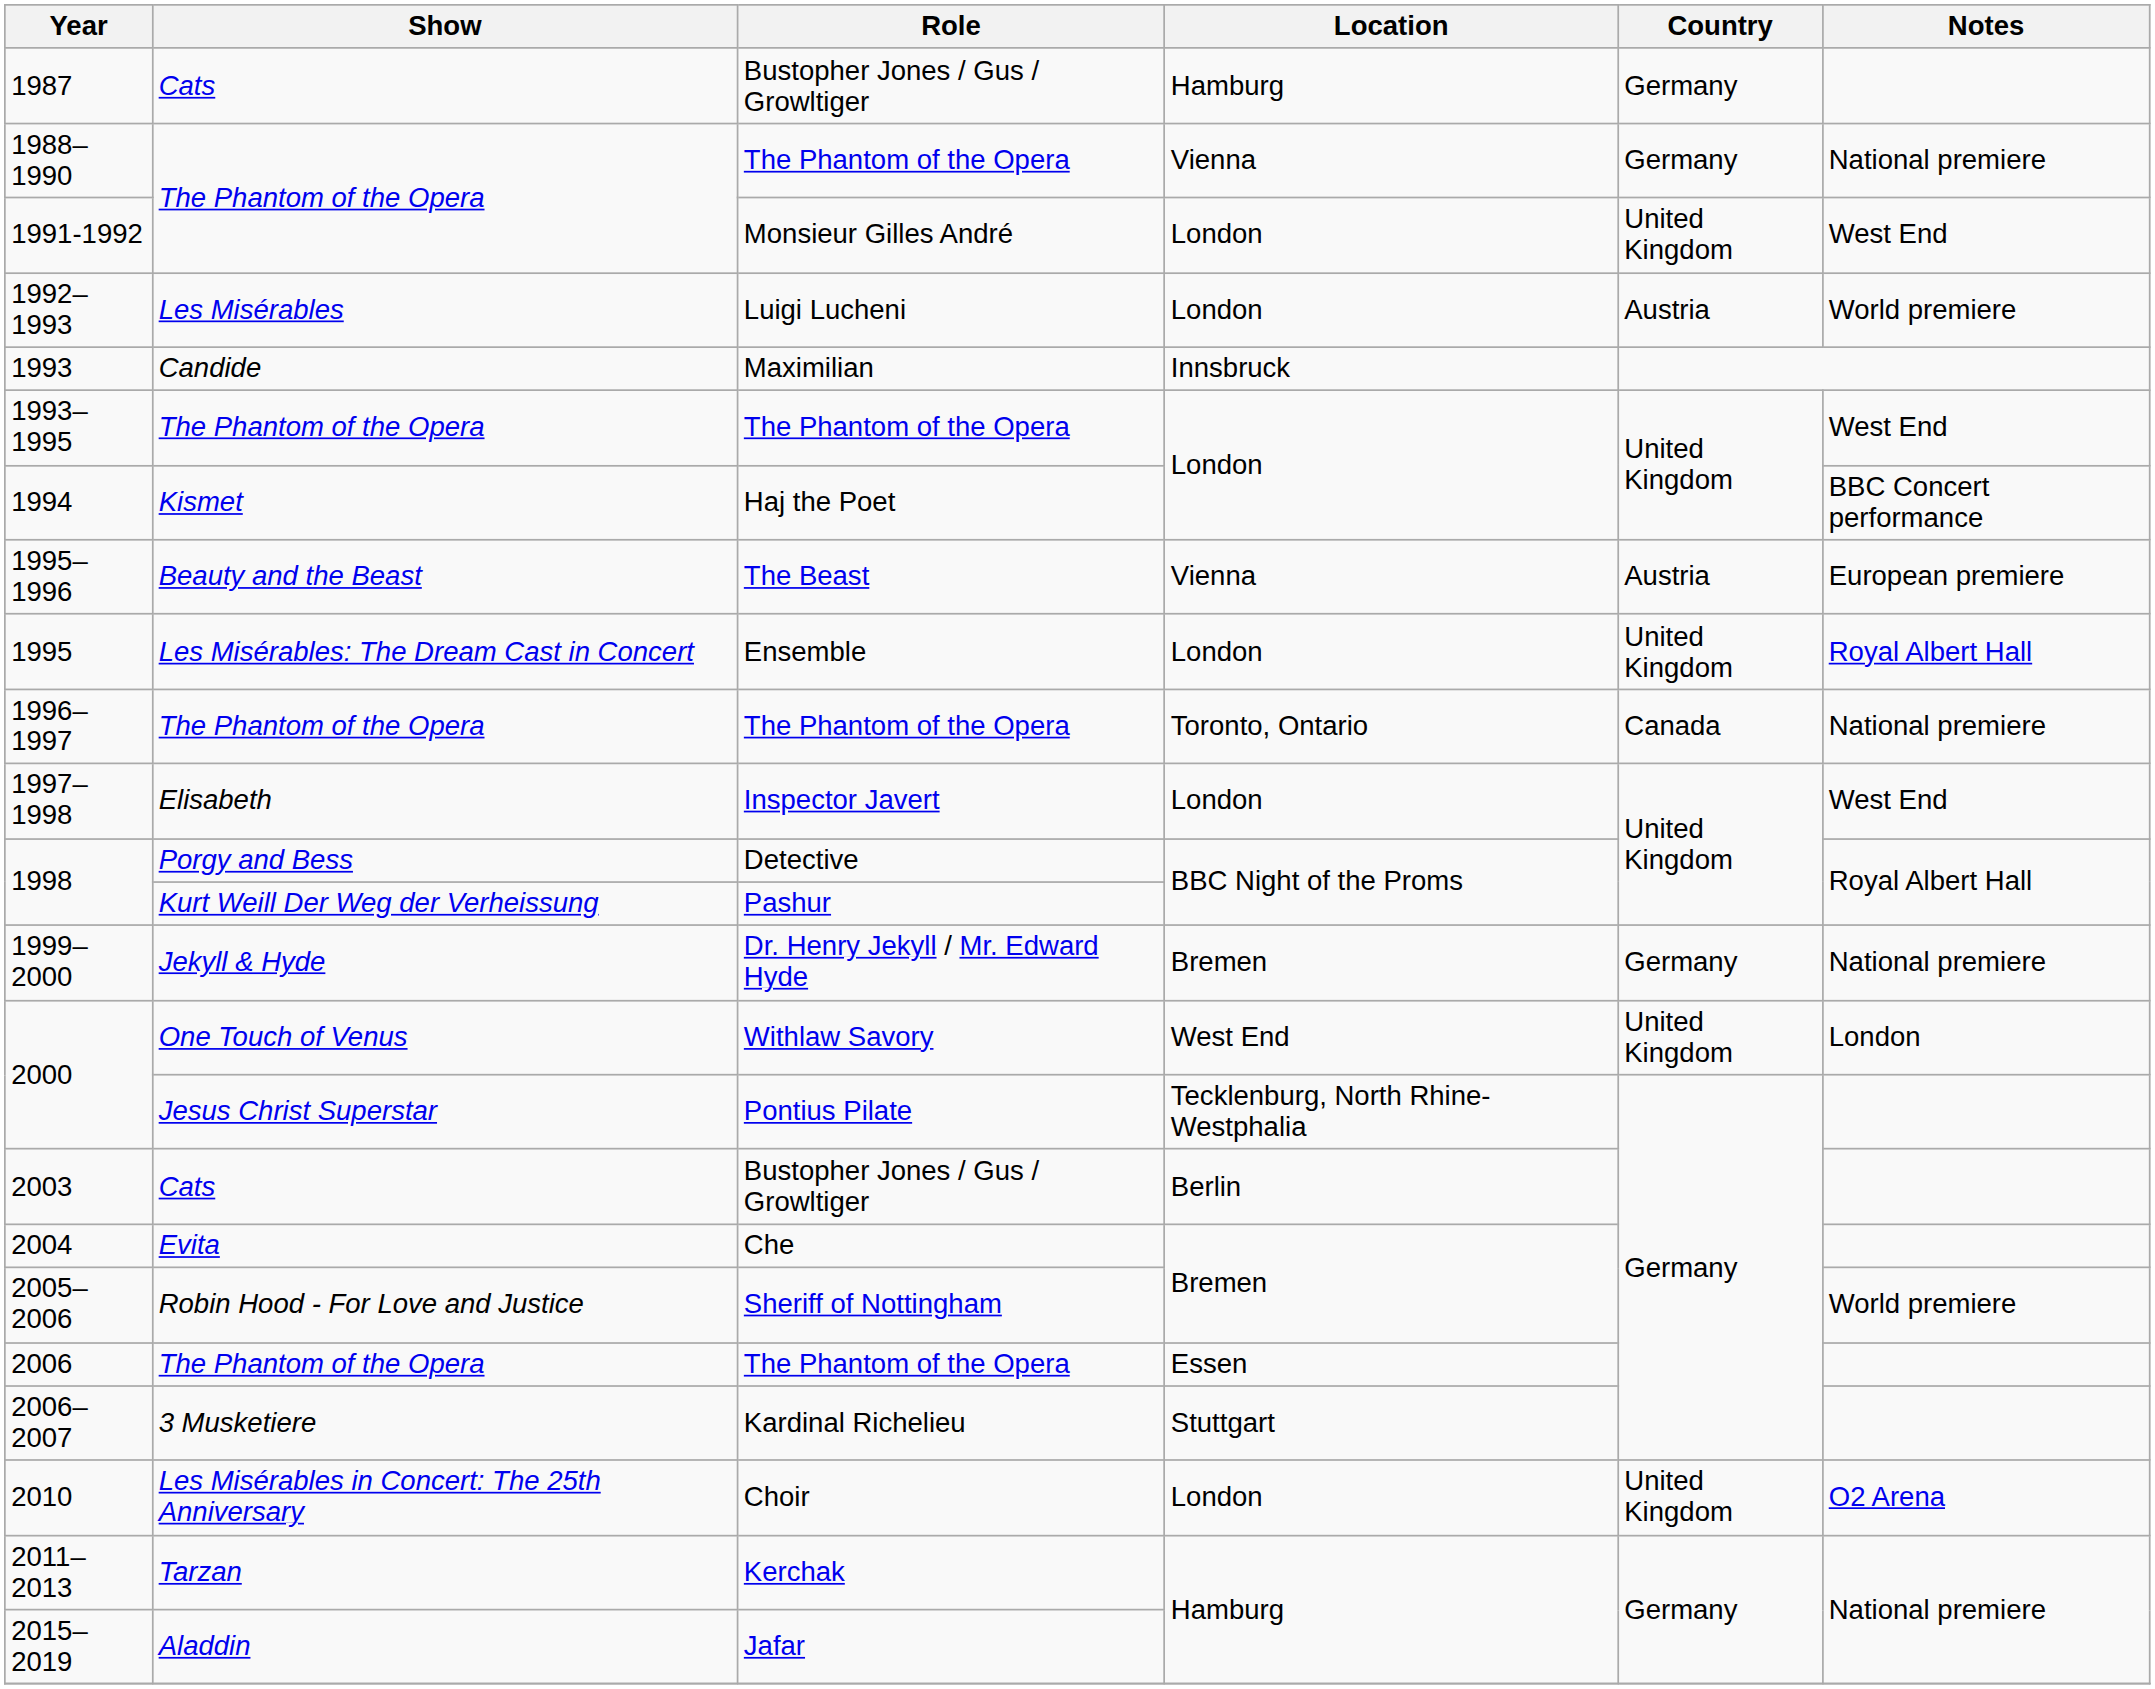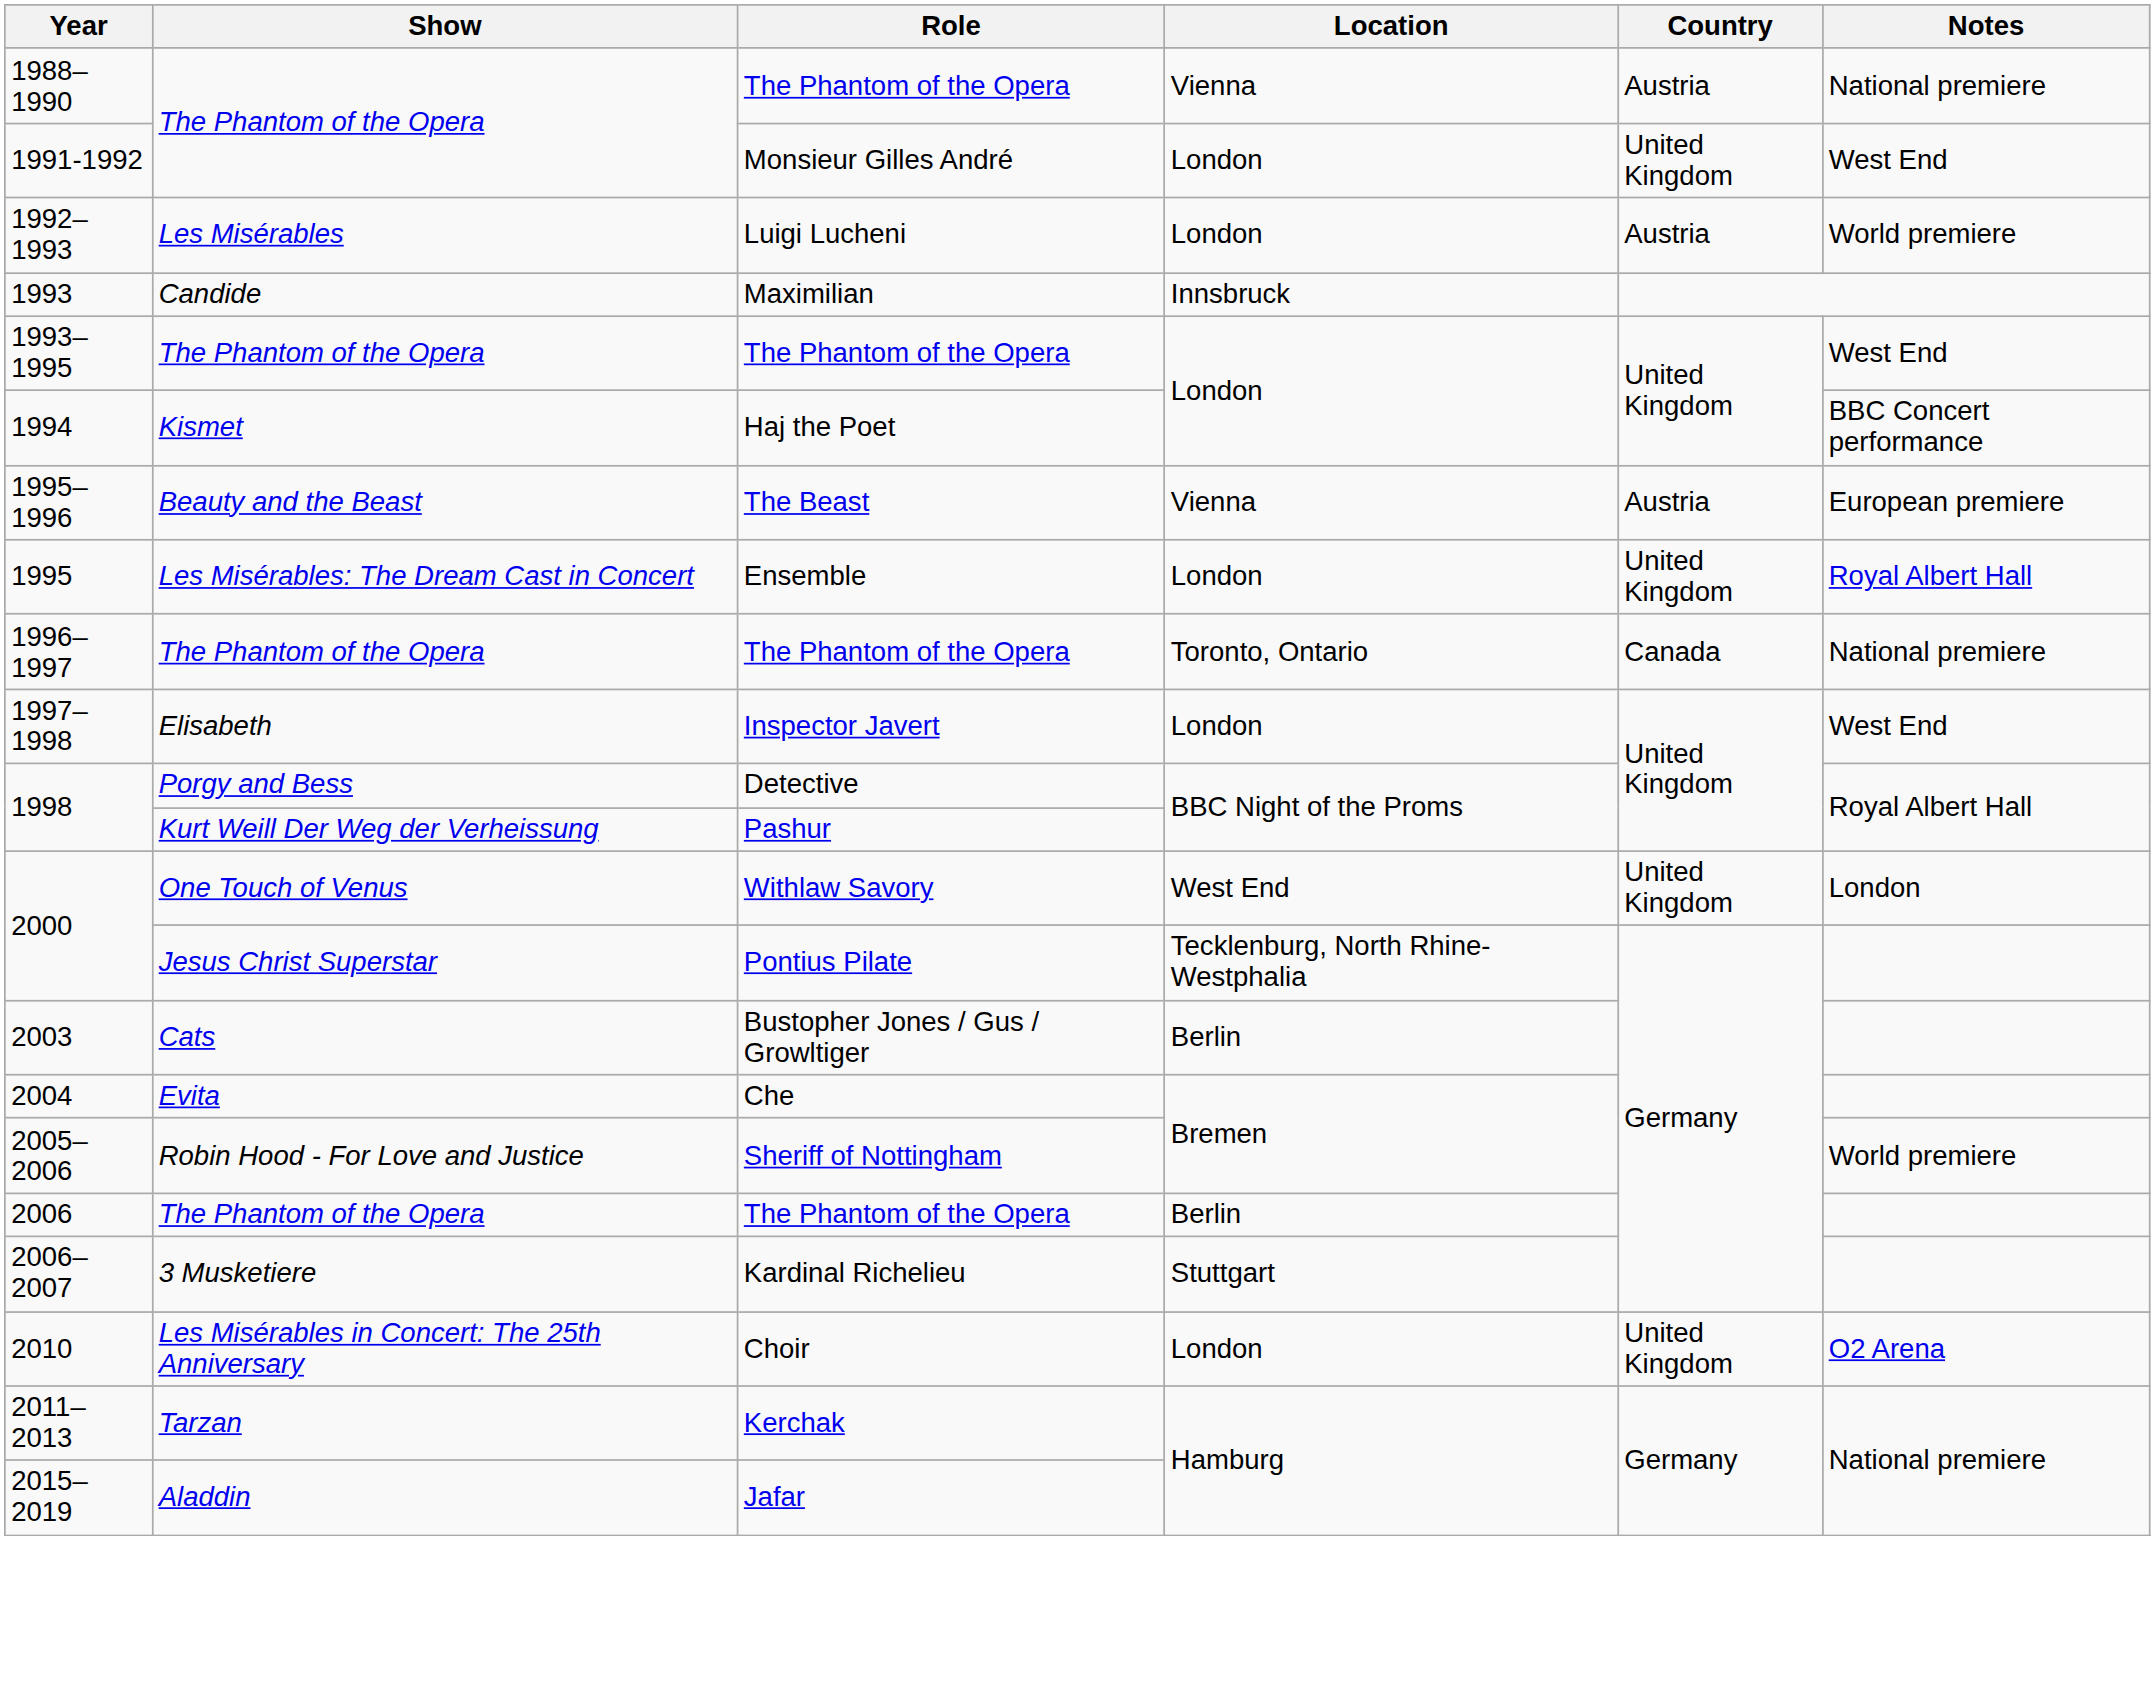- row: (42, 85)
(1681, 160) Germany -> (1667, 85) Austria
- row: (49, 962)
(1209, 1363) Essen -> (1206, 1214) Berlin
